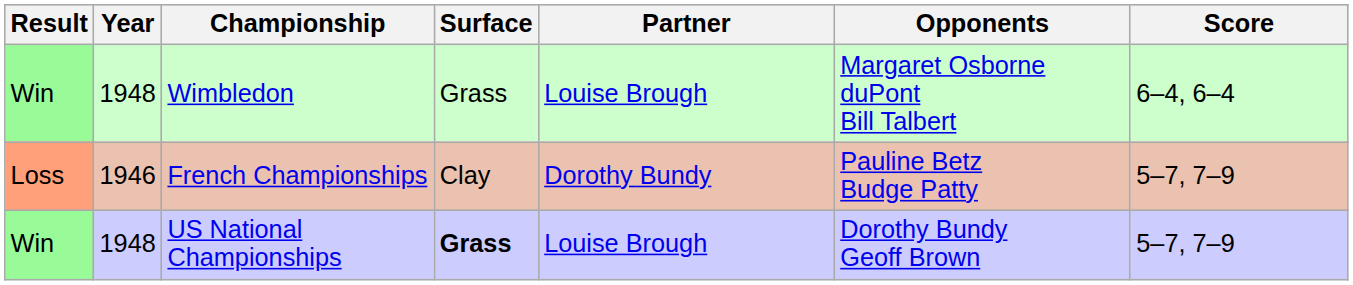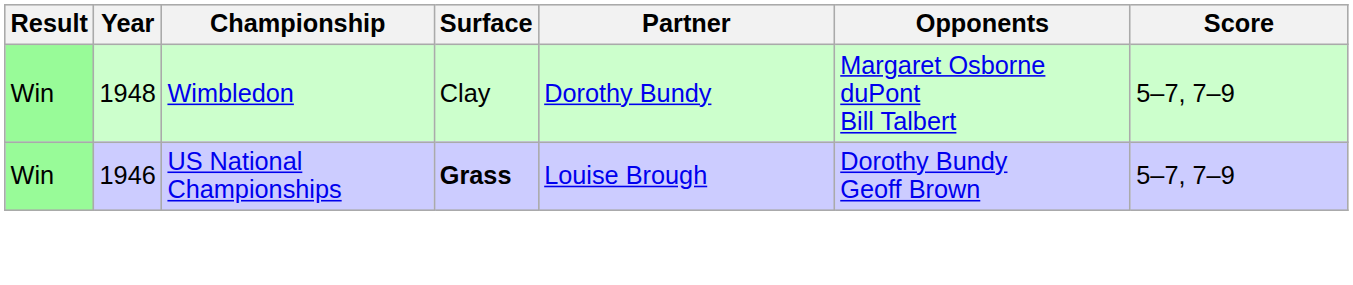(473, 93) Grass -> (465, 93) Clay
(626, 93) Louise Brough -> (628, 93) Dorothy Bundy
(1185, 93) 6–4, 6–4 -> (1185, 93) 5–7, 7–9
- row: (297, 175)
(128, 244) 1948 -> (128, 175) 1946
